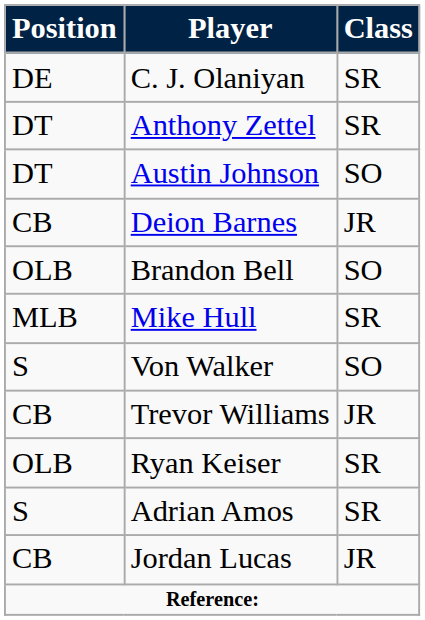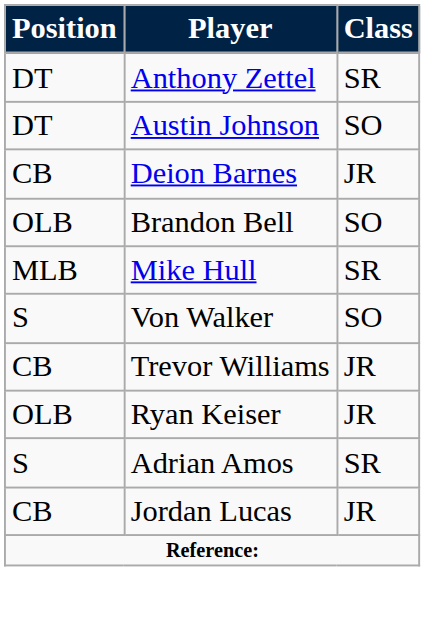- row: (218, 76)
(362, 462) SR -> (360, 414) JR
